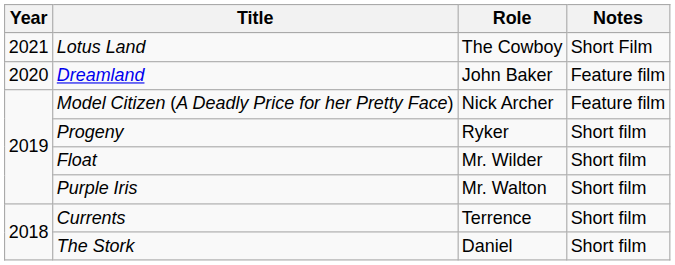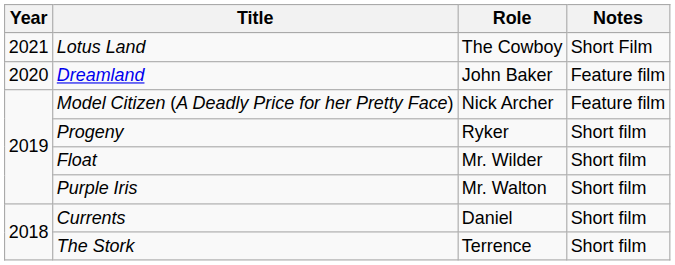(497, 217) Terrence -> (487, 217) Daniel
(487, 246) Daniel -> (497, 246) Terrence
